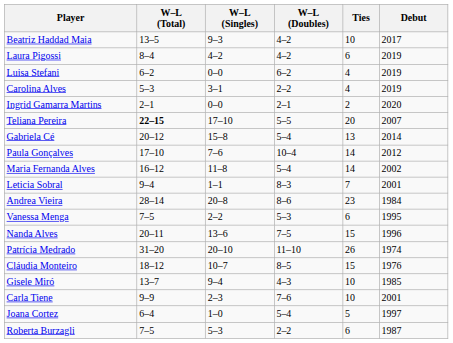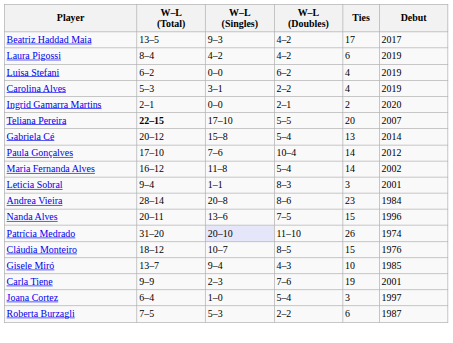(350, 39) 10 -> (350, 39) 17
(348, 184) 7 -> (348, 184) 3
- row: (38, 217)
(220, 249) no background -> (220, 233) lavender background
(350, 297) 10 -> (350, 281) 19
(348, 313) 5 -> (348, 297) 3
